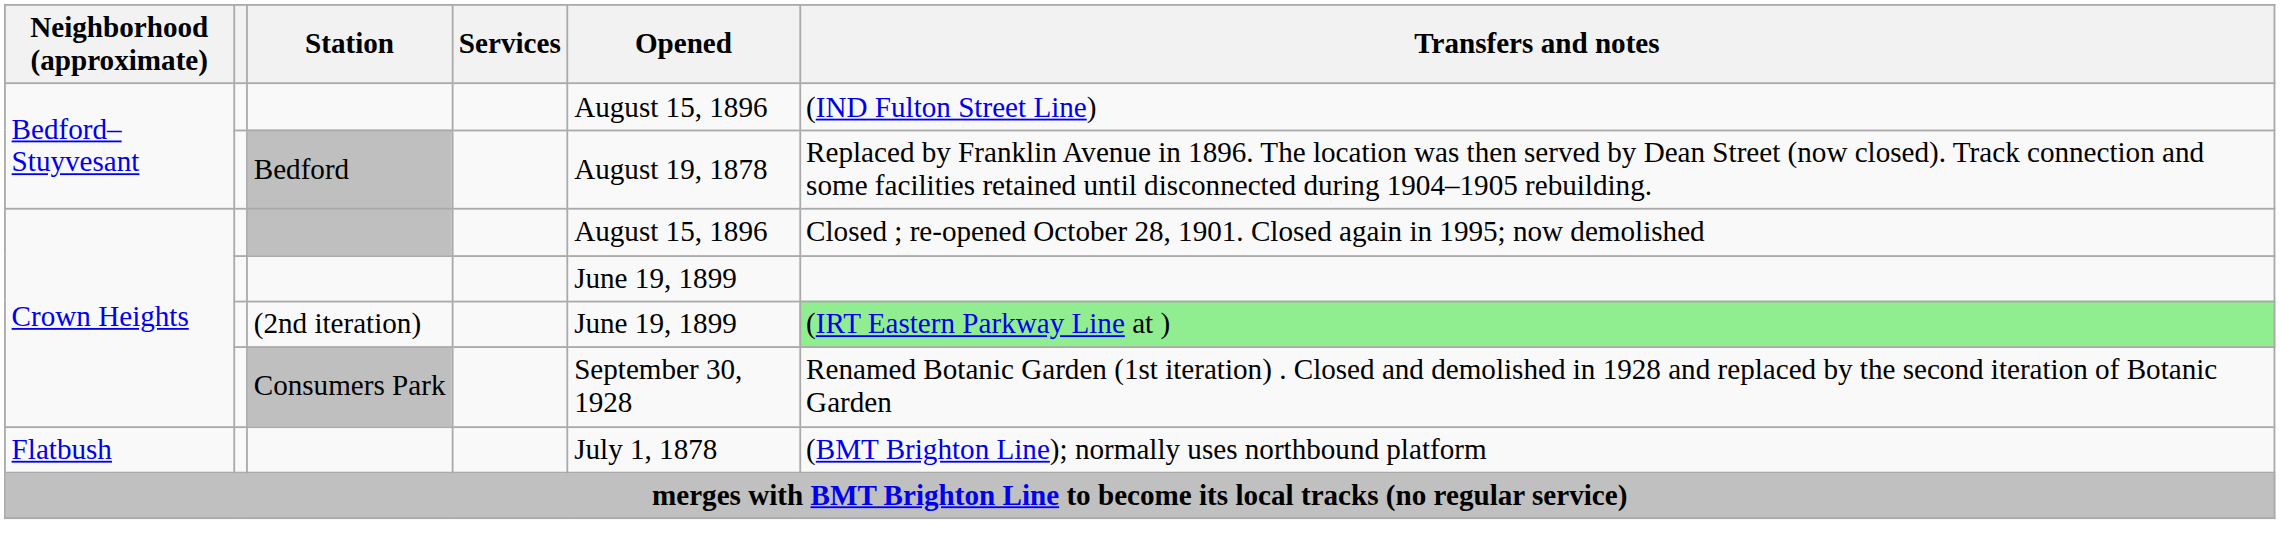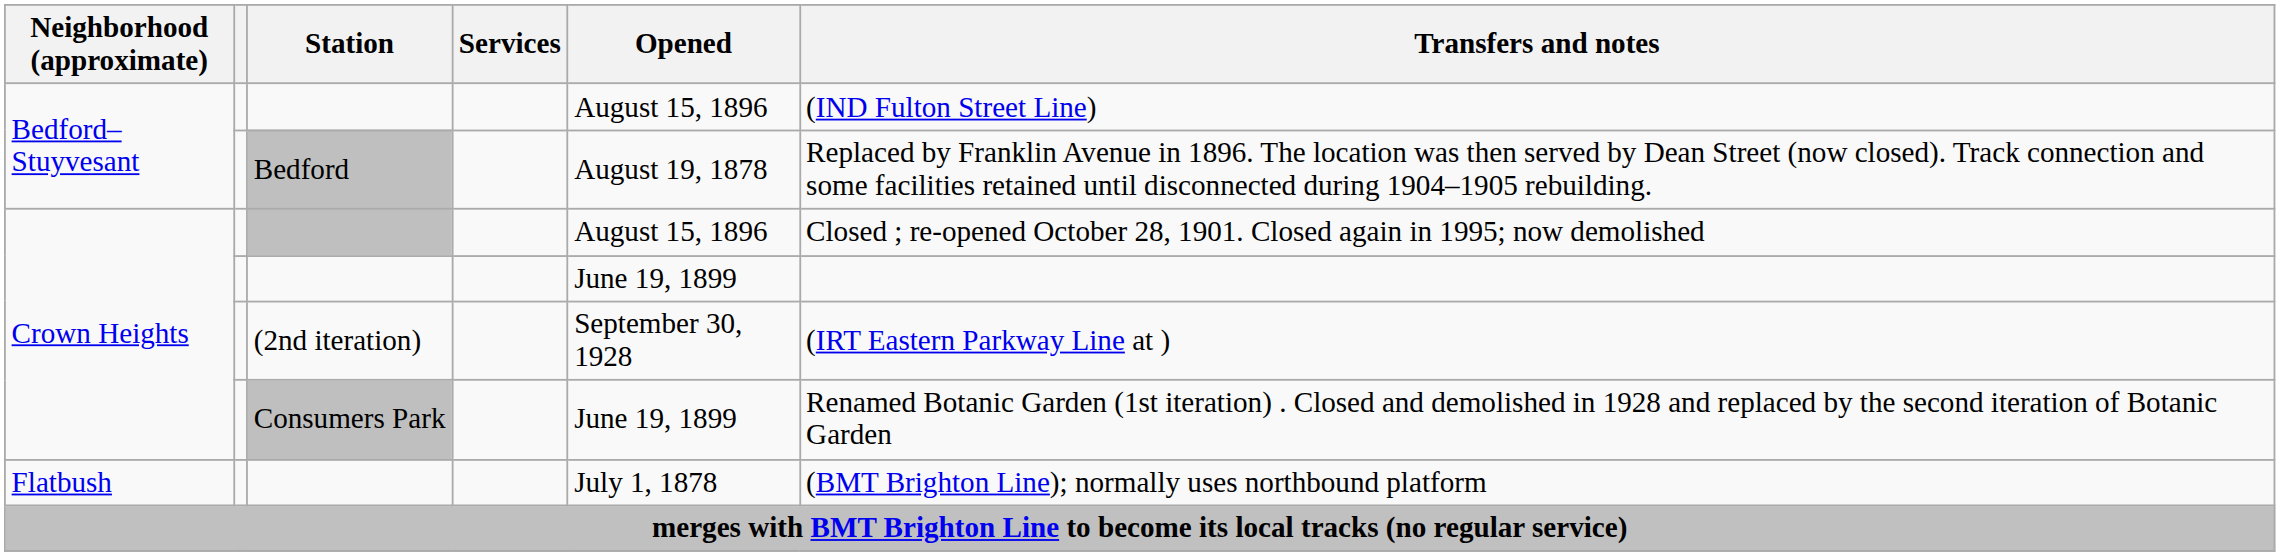(655, 324) June 19, 1899 -> (658, 340) September 30, 1928
(988, 324) lightgreen background -> (988, 340) no background
(658, 386) September 30, 1928 -> (655, 419) June 19, 1899
